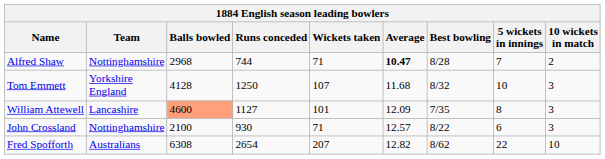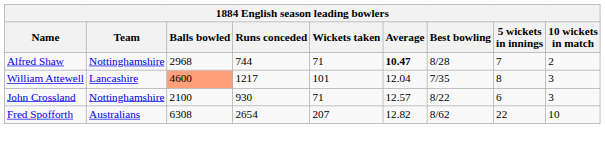- row: (36, 85)
(246, 109) 1127 -> (247, 79) 1217
(398, 109) 12.09 -> (398, 79) 12.04
